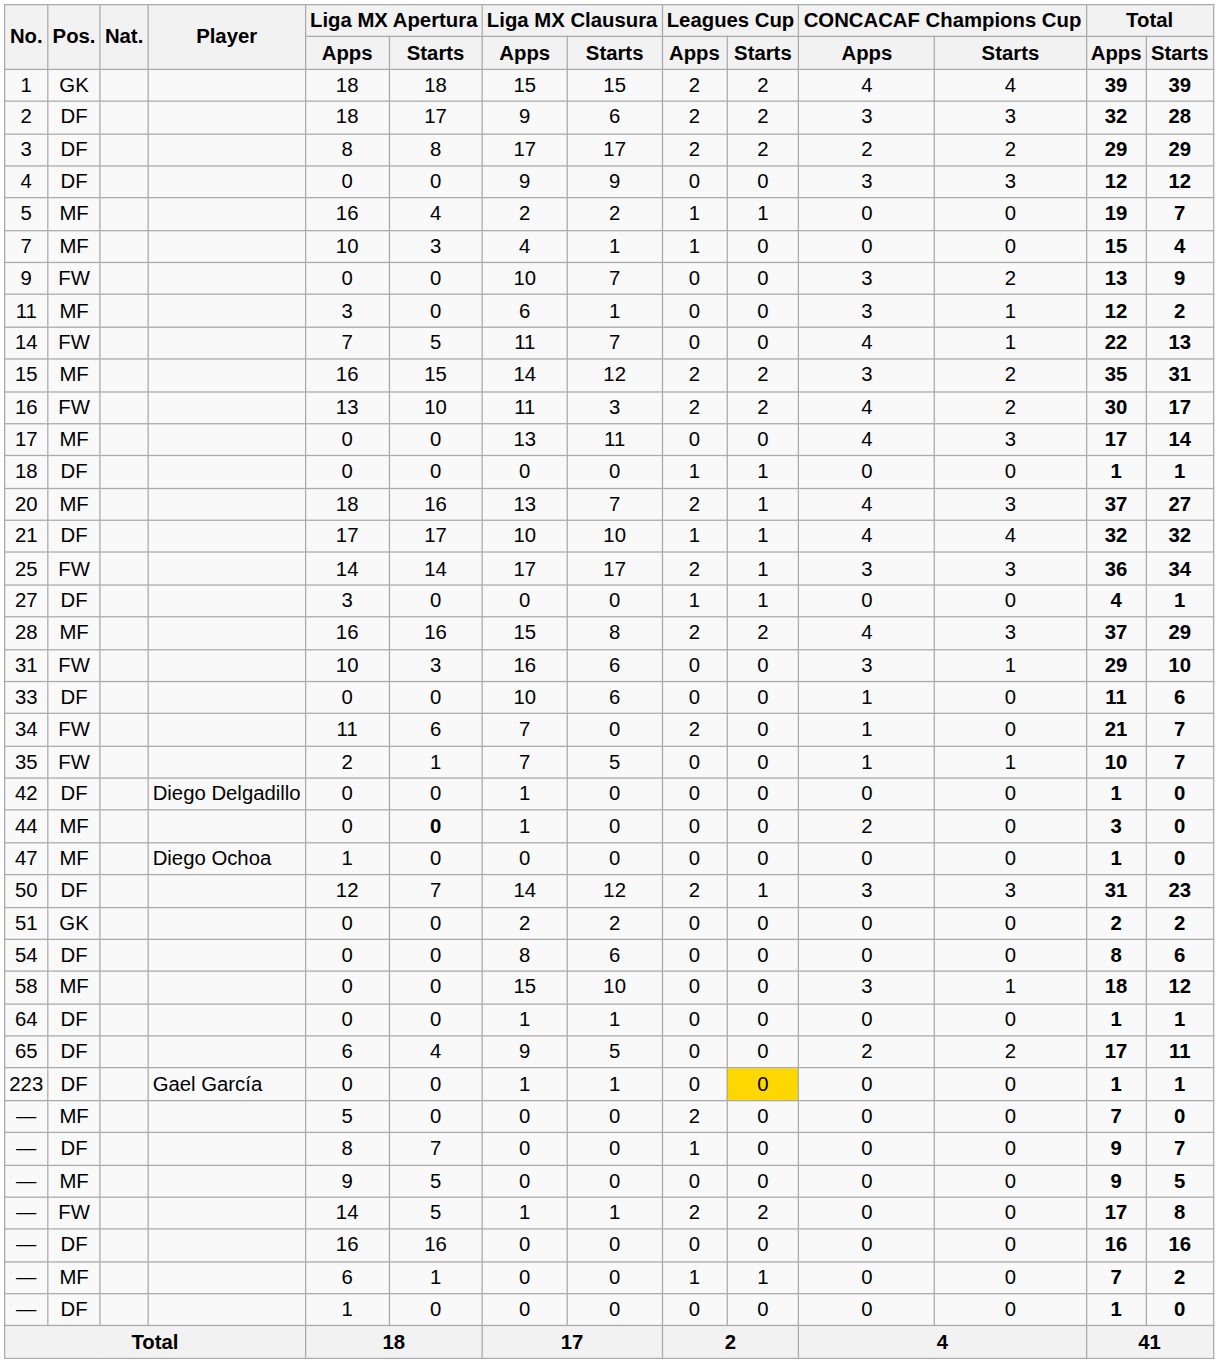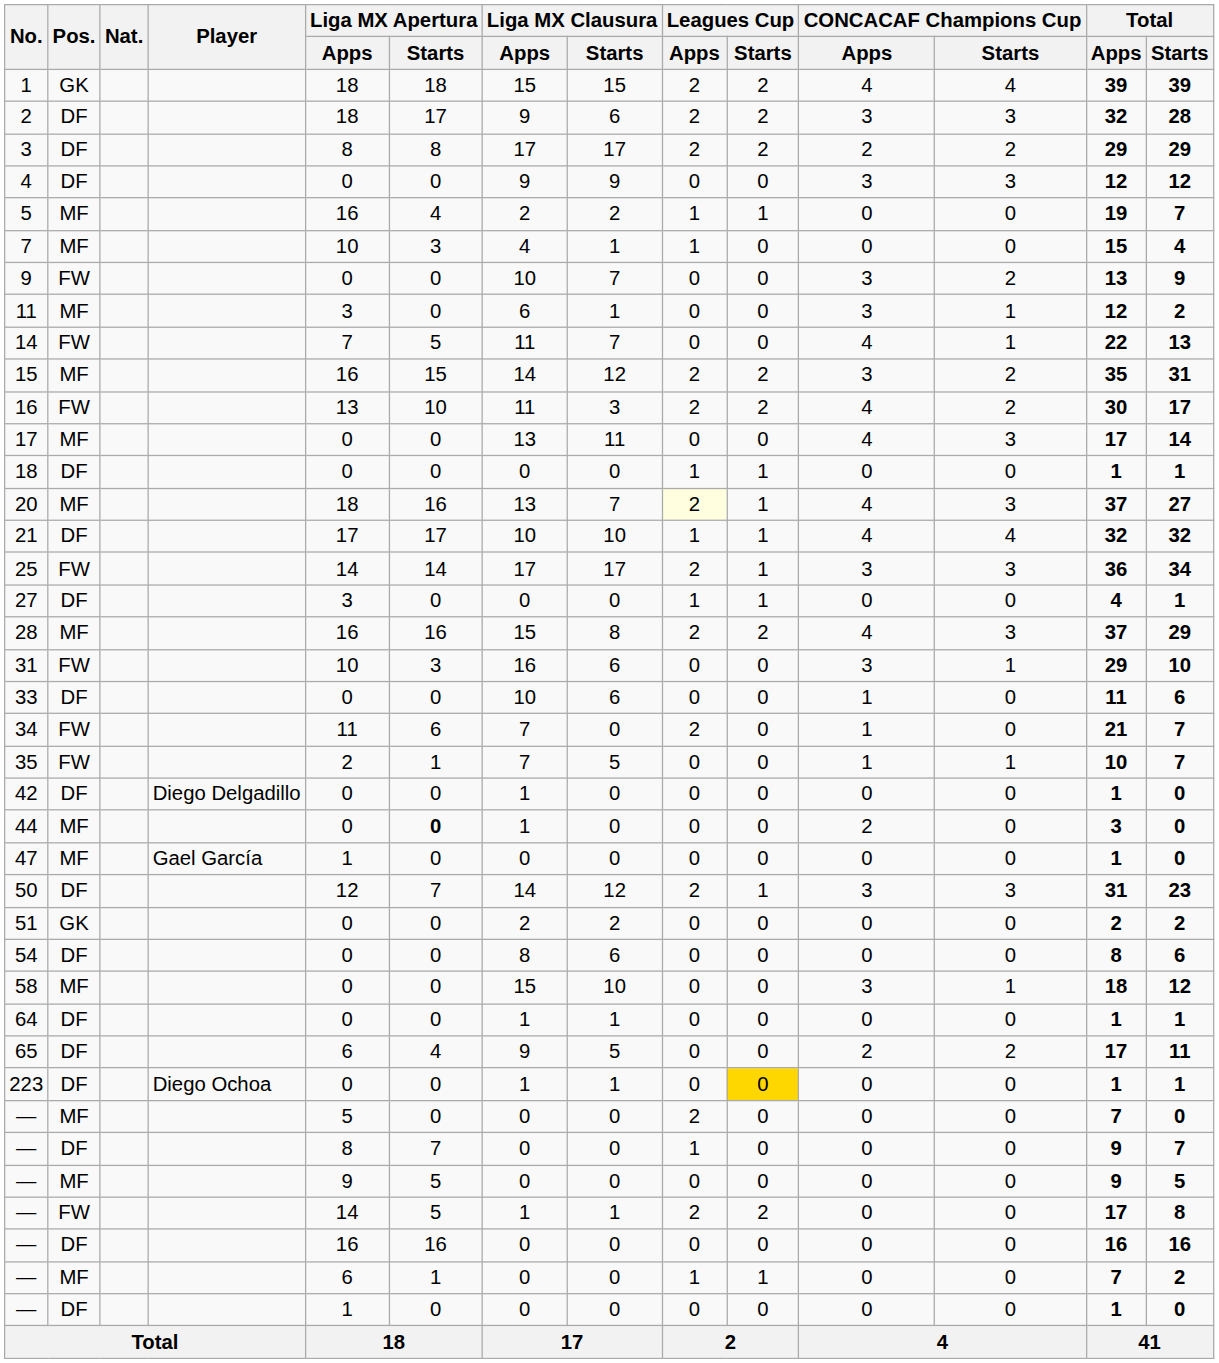(694, 504) no background -> (694, 504) lightyellow background
(212, 858) Diego Ochoa -> (207, 858) Gael García
(207, 1084) Gael García -> (212, 1084) Diego Ochoa
